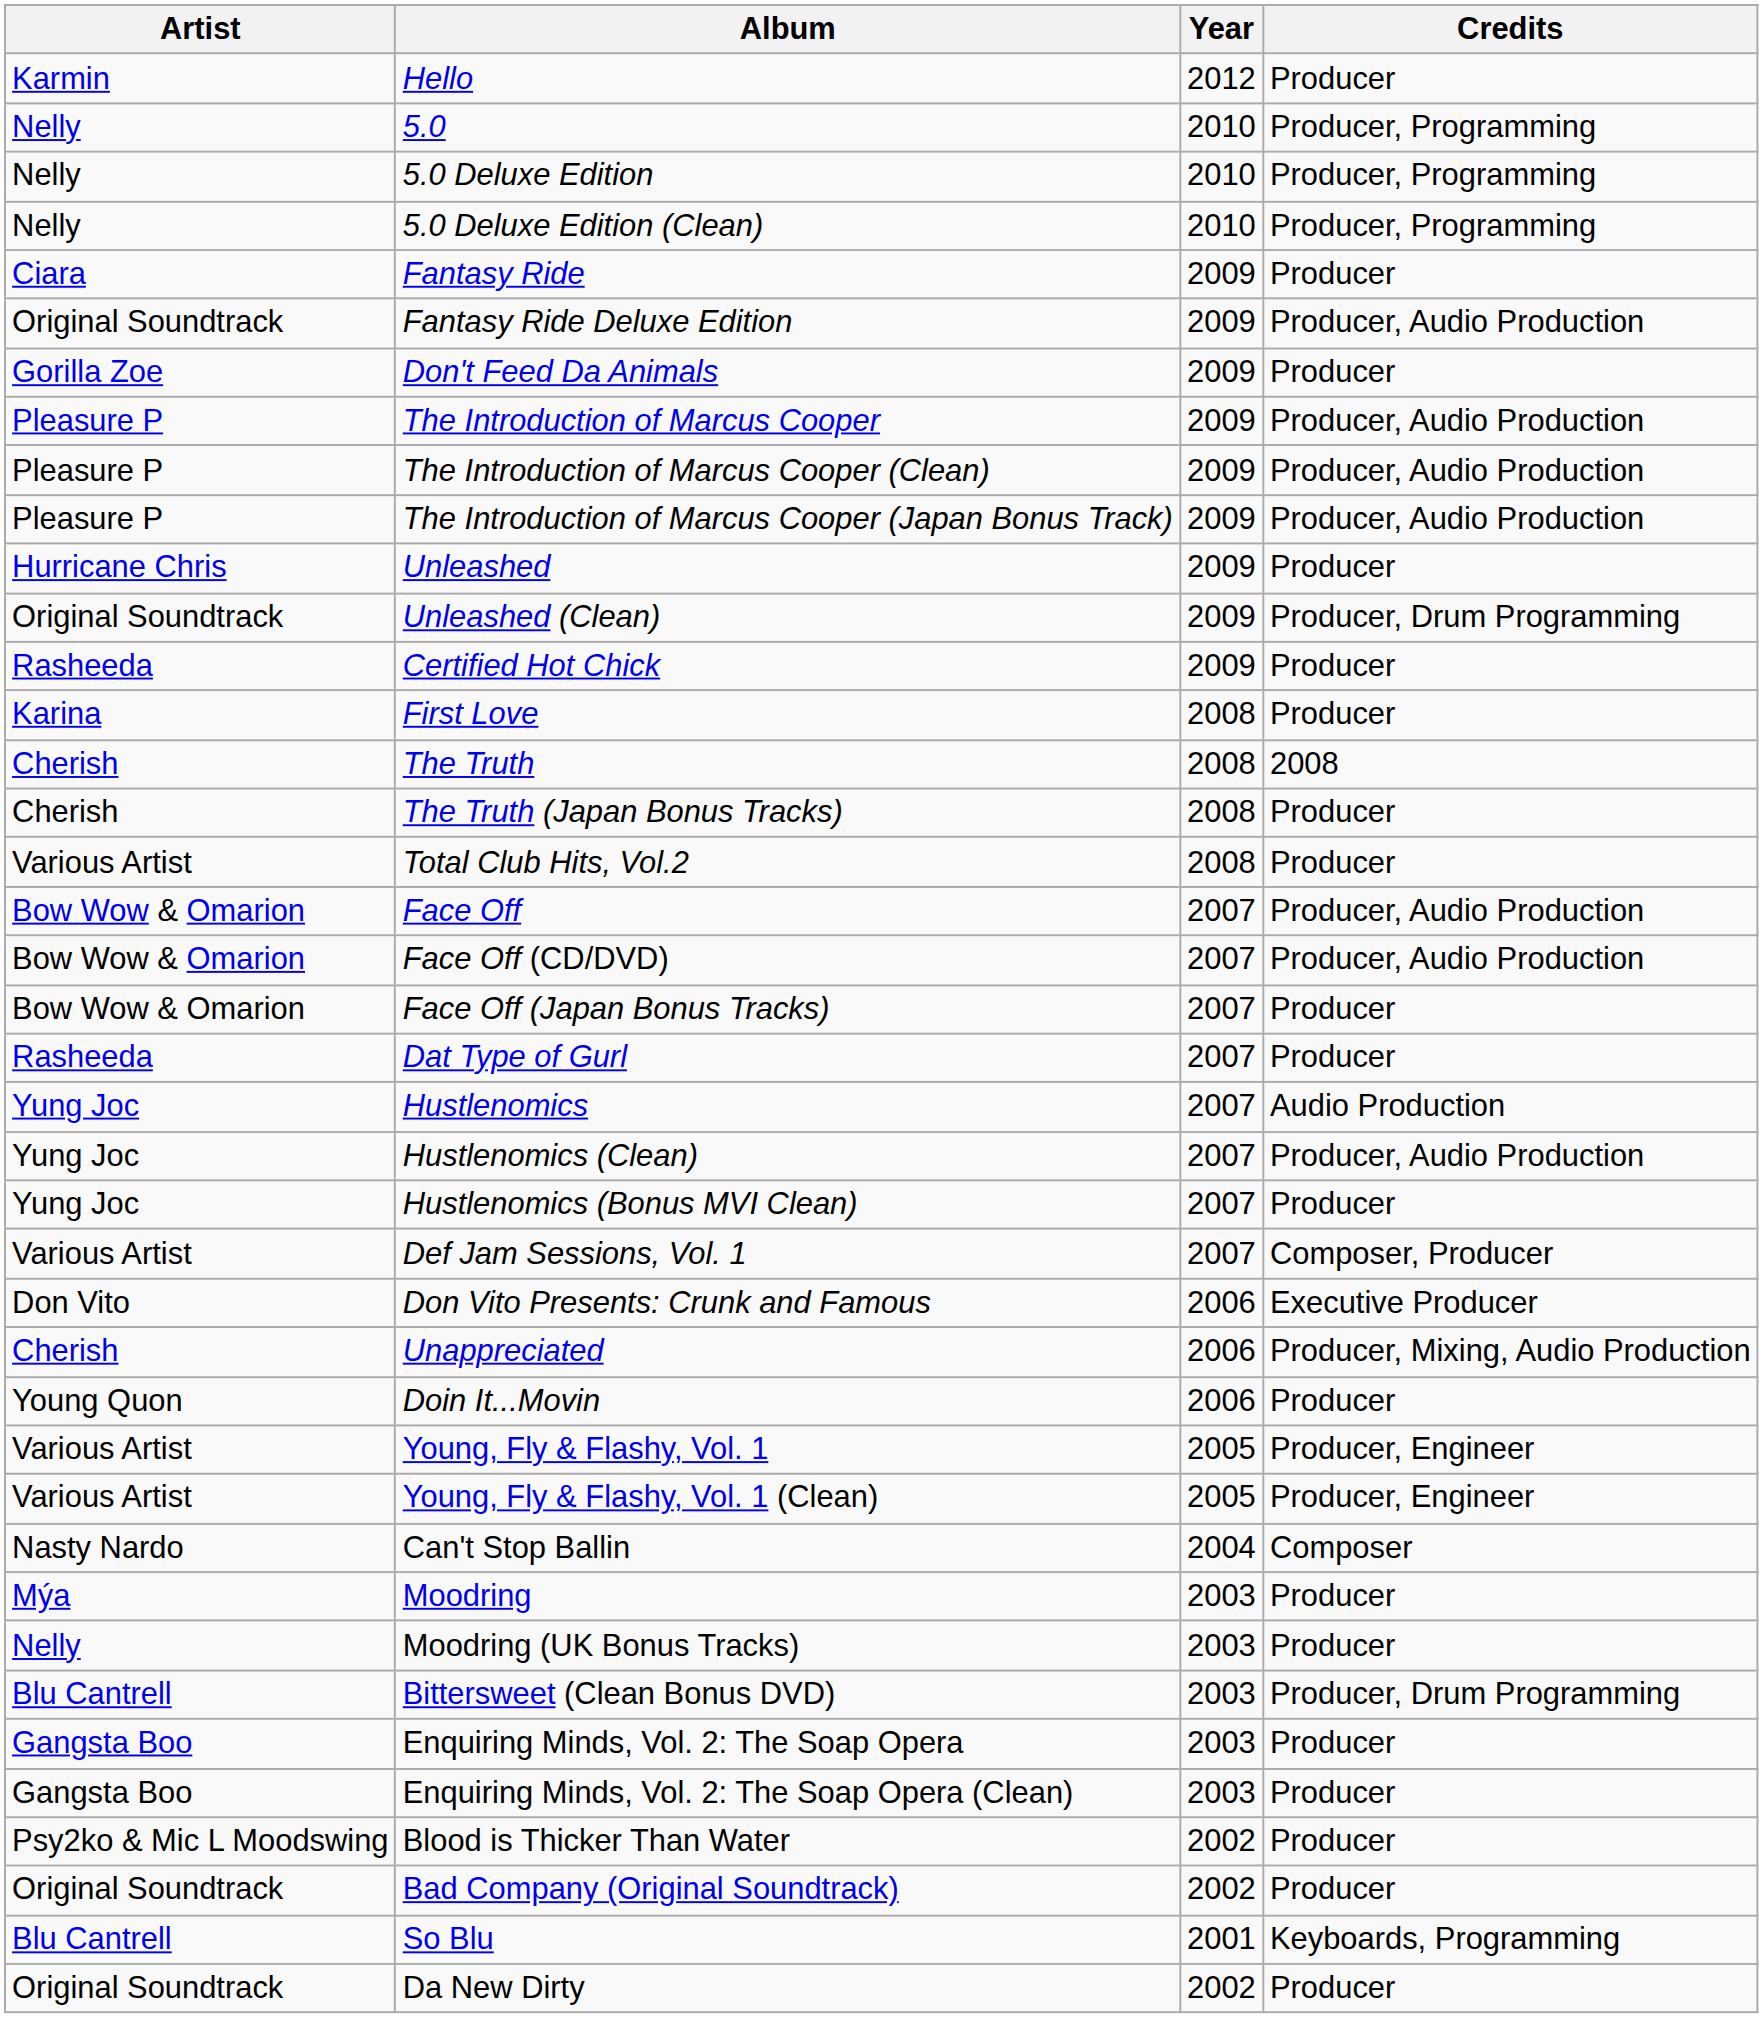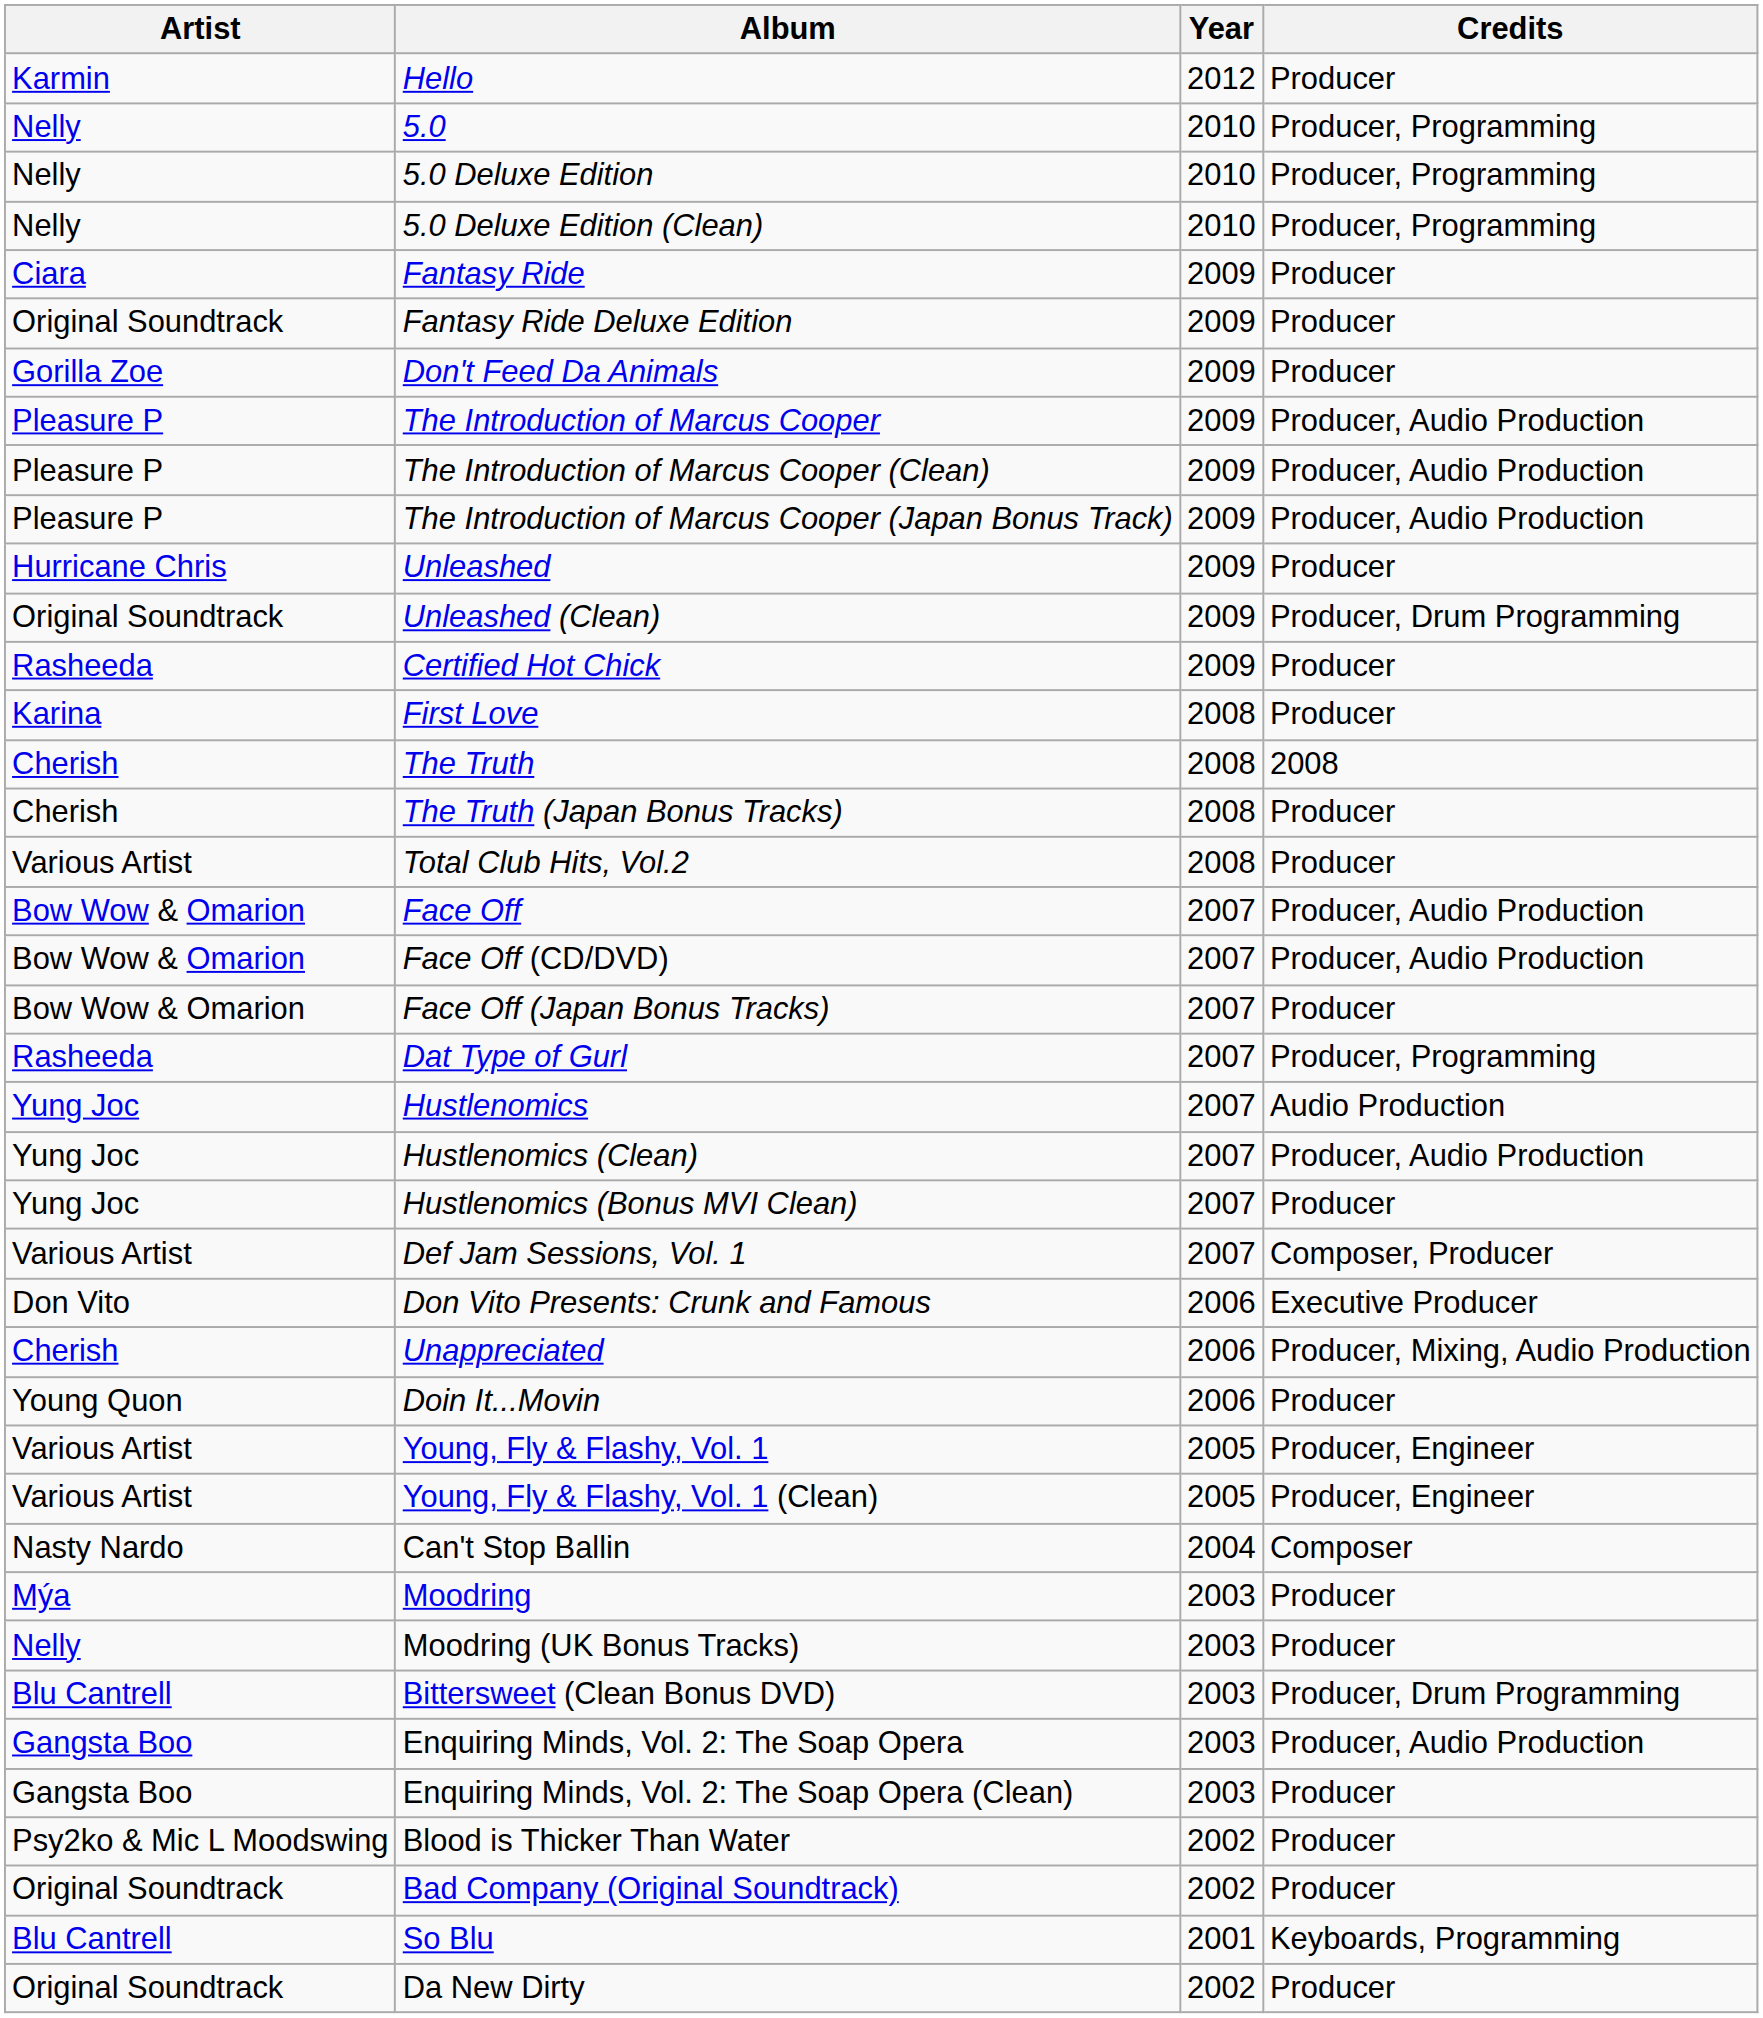(1457, 322) Producer, Audio Production -> (1333, 322) Producer
(1333, 1057) Producer -> (1433, 1057) Producer, Programming
(1333, 1743) Producer -> (1457, 1743) Producer, Audio Production
